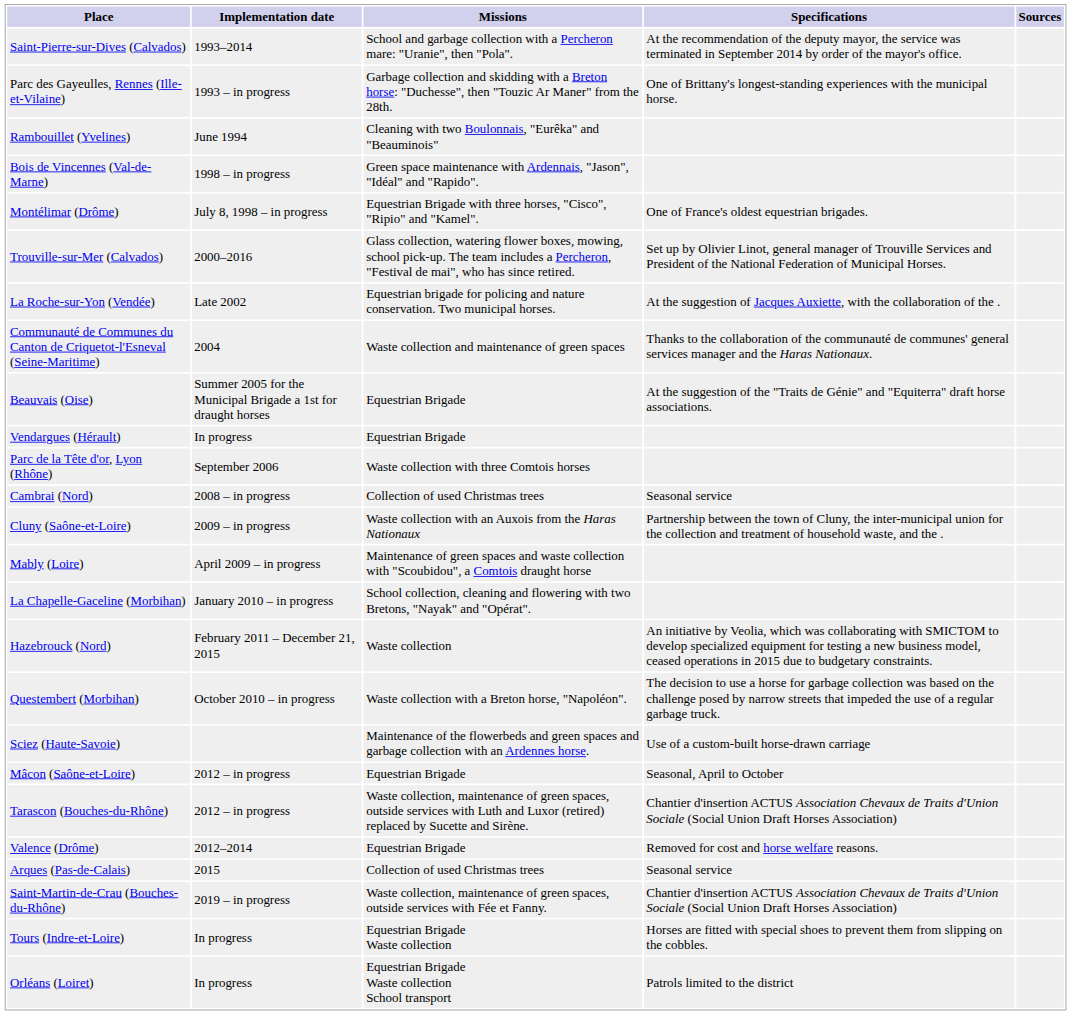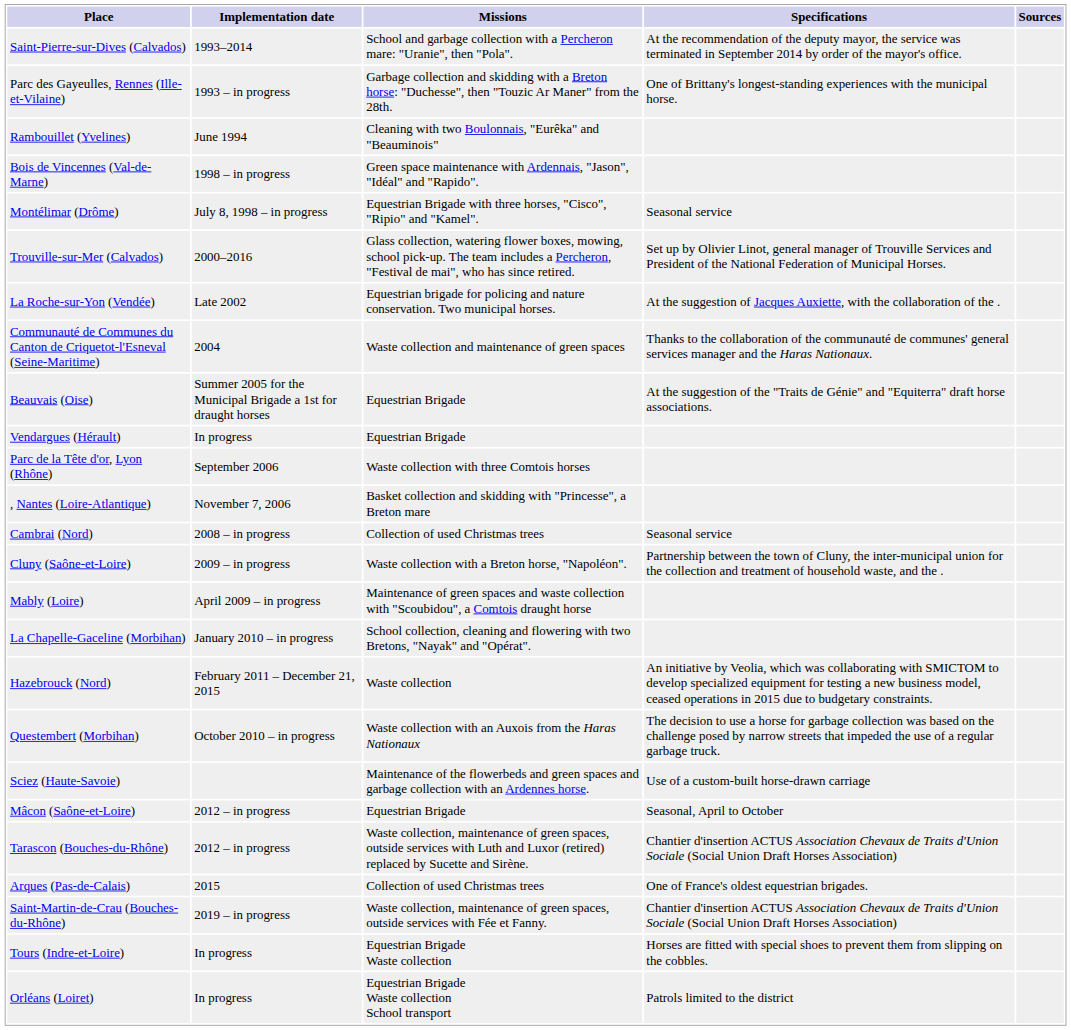(757, 211) One of France's oldest equestrian brigades. -> (689, 211) Seasonal service
+ row: (80, 503)
(491, 525) Waste collection with an Auxois from the Haras Nationaux -> (496, 563) Waste collection with a Breton horse, "Napoléon".
(496, 698) Waste collection with a Breton horse, "Napoléon". -> (491, 735) Waste collection with an Auxois from the Haras Nationaux
- row: (54, 848)
(689, 870) Seasonal service -> (757, 885) One of France's oldest equestrian brigades.
